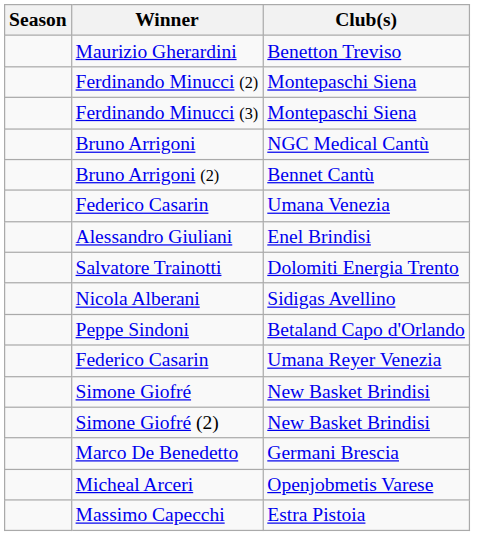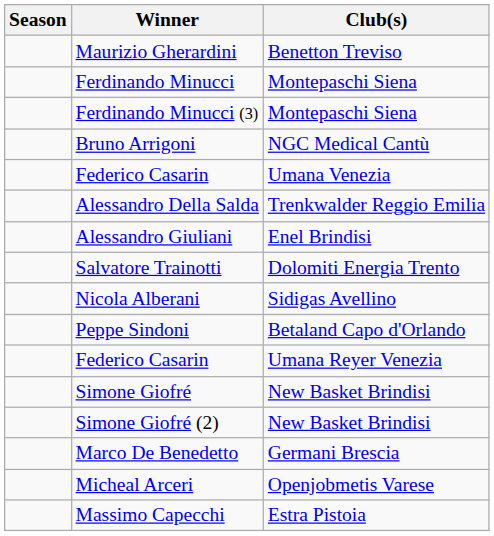+ row: (155, 81)
- row: (167, 81)
- row: (147, 174)
+ row: (167, 205)
